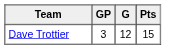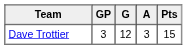+ column: (147, 14)
